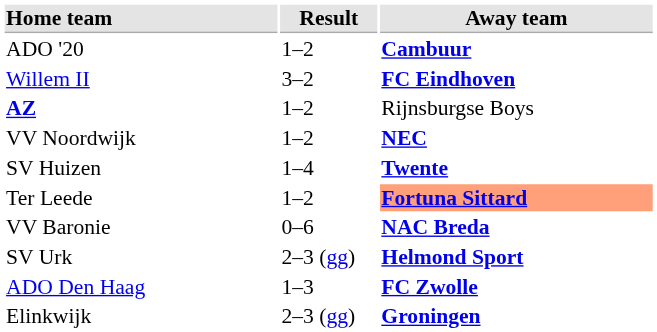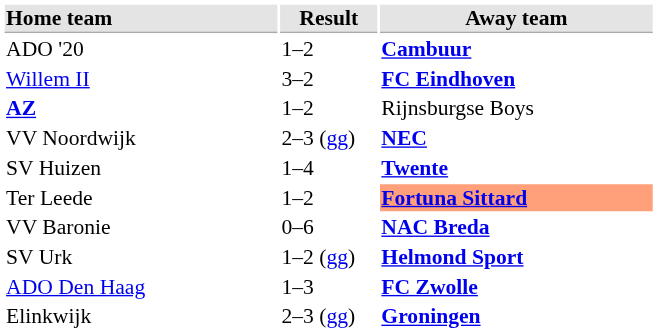(298, 138) 1–2 -> (318, 138) 2–3 (gg)
(318, 256) 2–3 (gg) -> (318, 256) 1–2 (gg)
